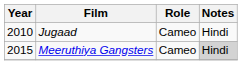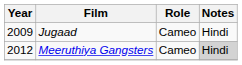(20, 32) 2010 -> (20, 32) 2009
(20, 50) 2015 -> (20, 50) 2012
